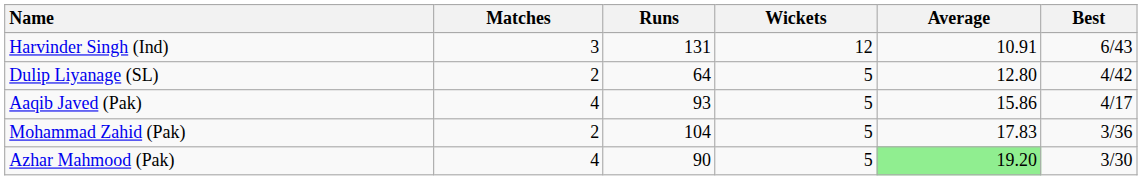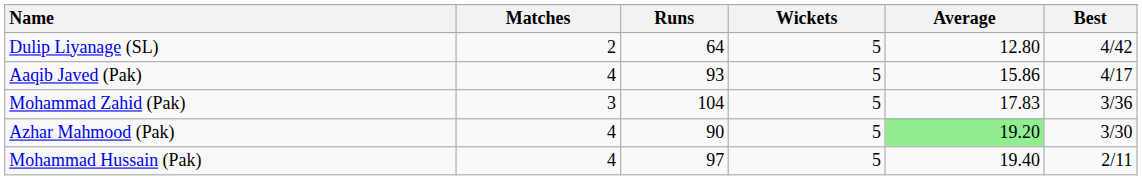- row: (89, 47)
(595, 132) 2 -> (612, 103) 3
+ row: (105, 160)
